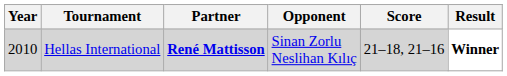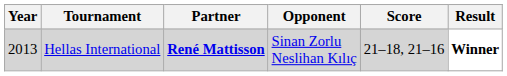(23, 49) 2010 -> (23, 49) 2013
